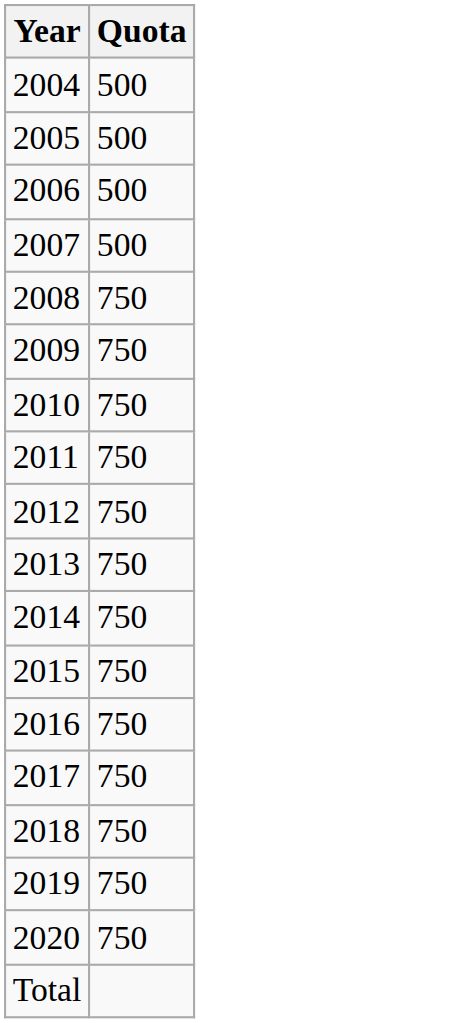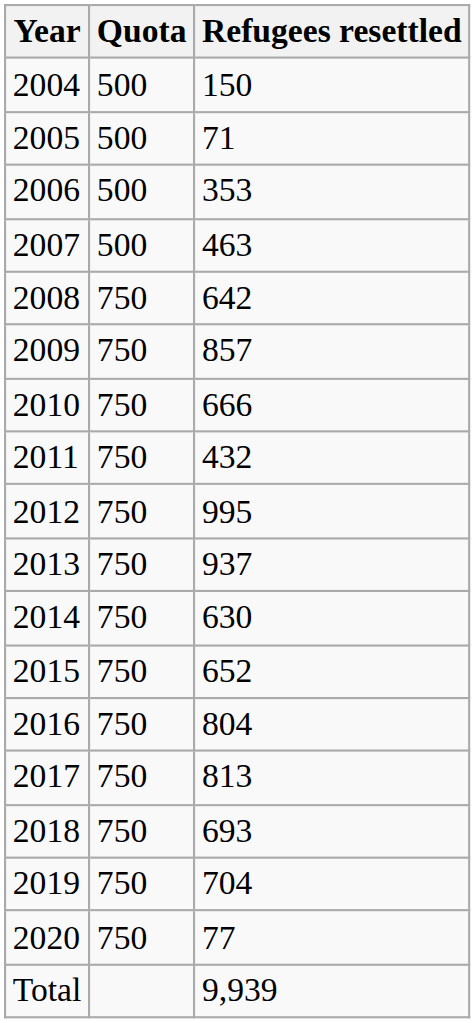+ column: (332, 31)
